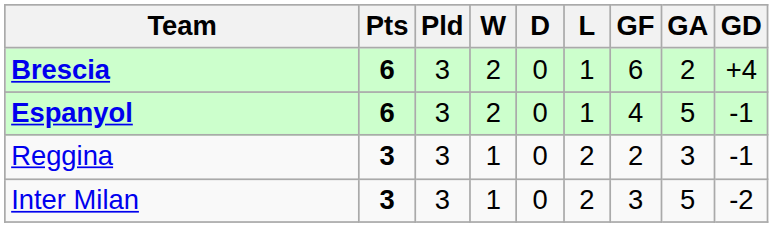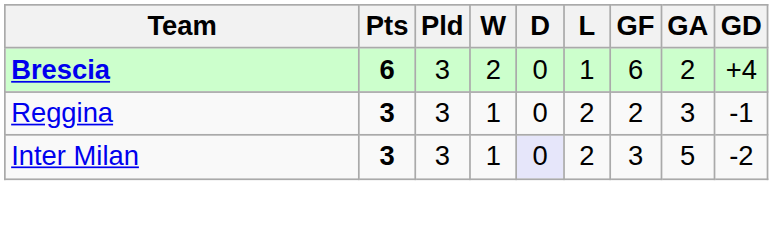- row: (72, 112)
(540, 199) no background -> (540, 156) lavender background
